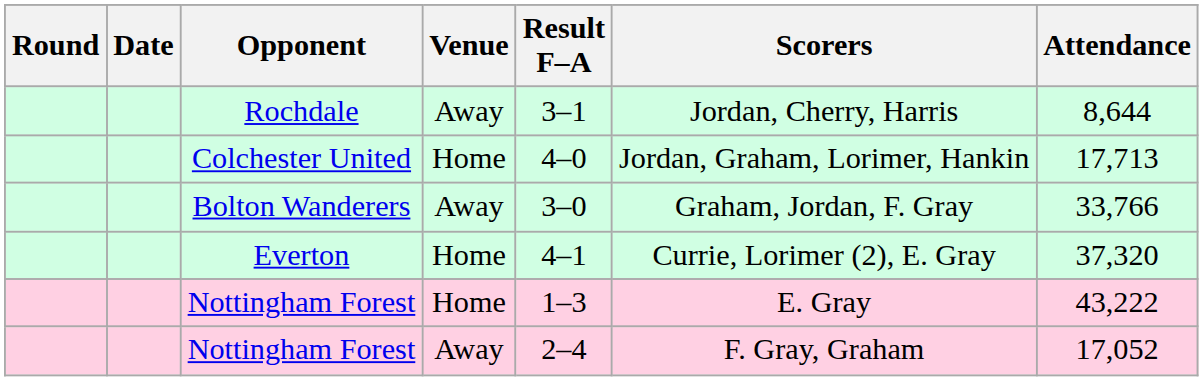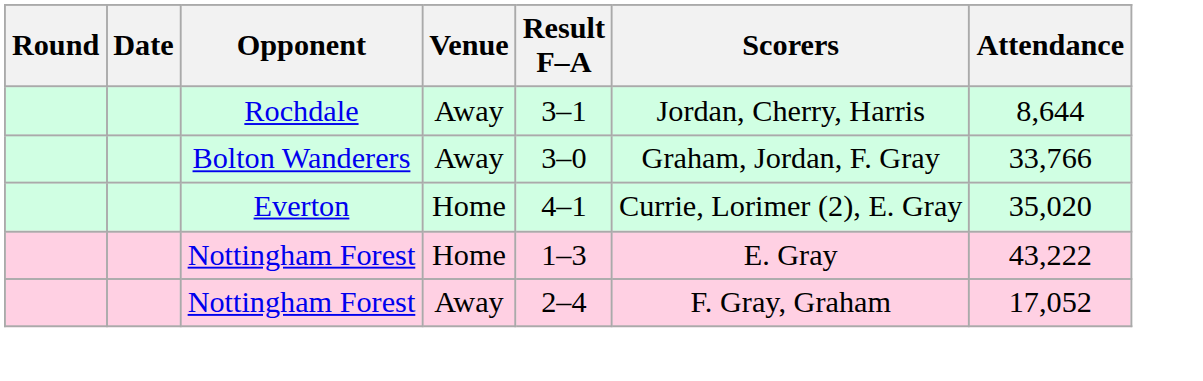- row: (301, 158)
(1117, 254) 37,320 -> (1050, 206) 35,020
